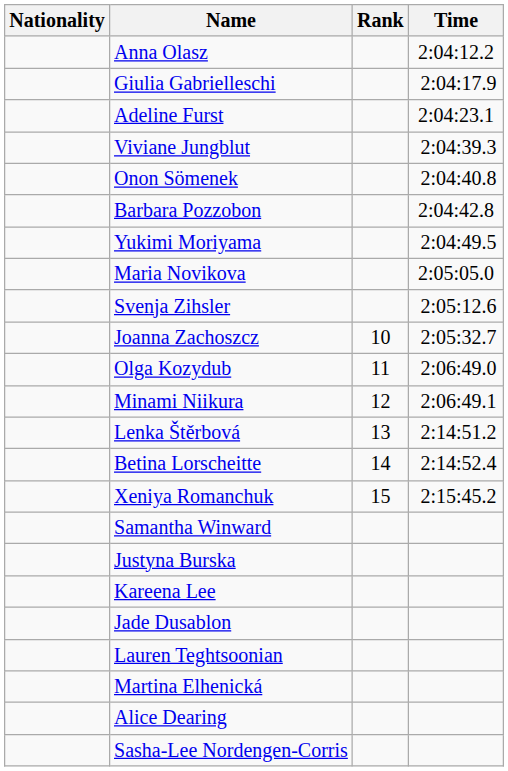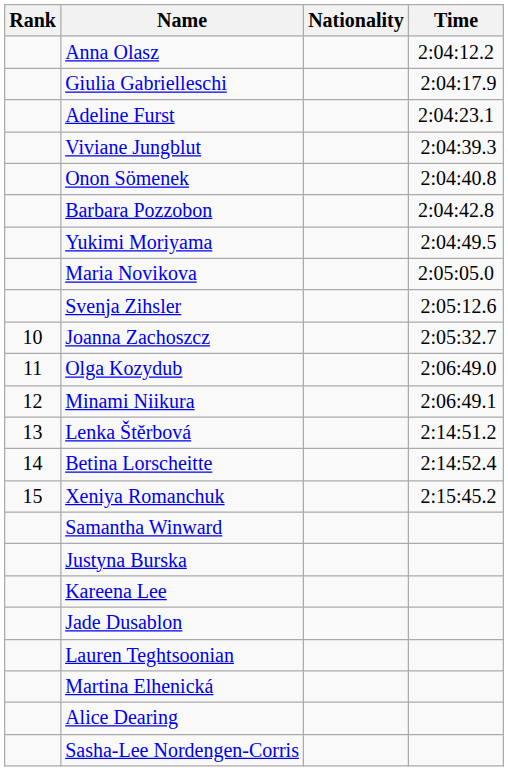columns swapped: (380, 20) <-> (57, 20)
